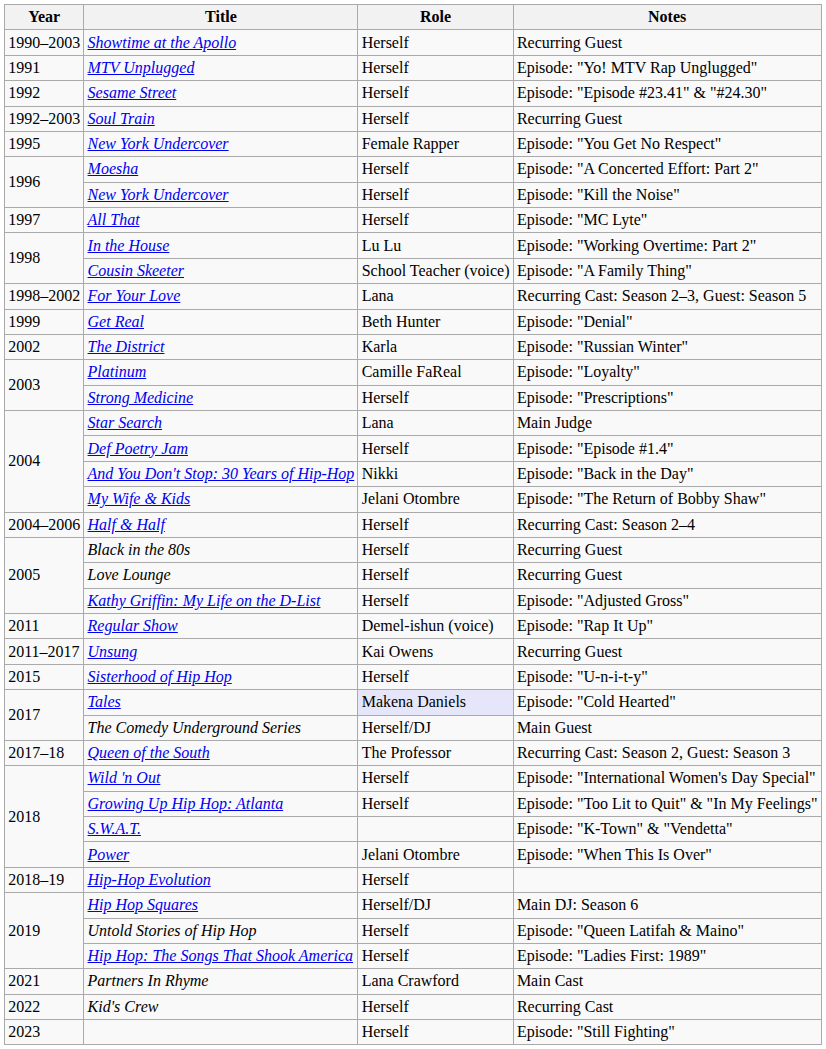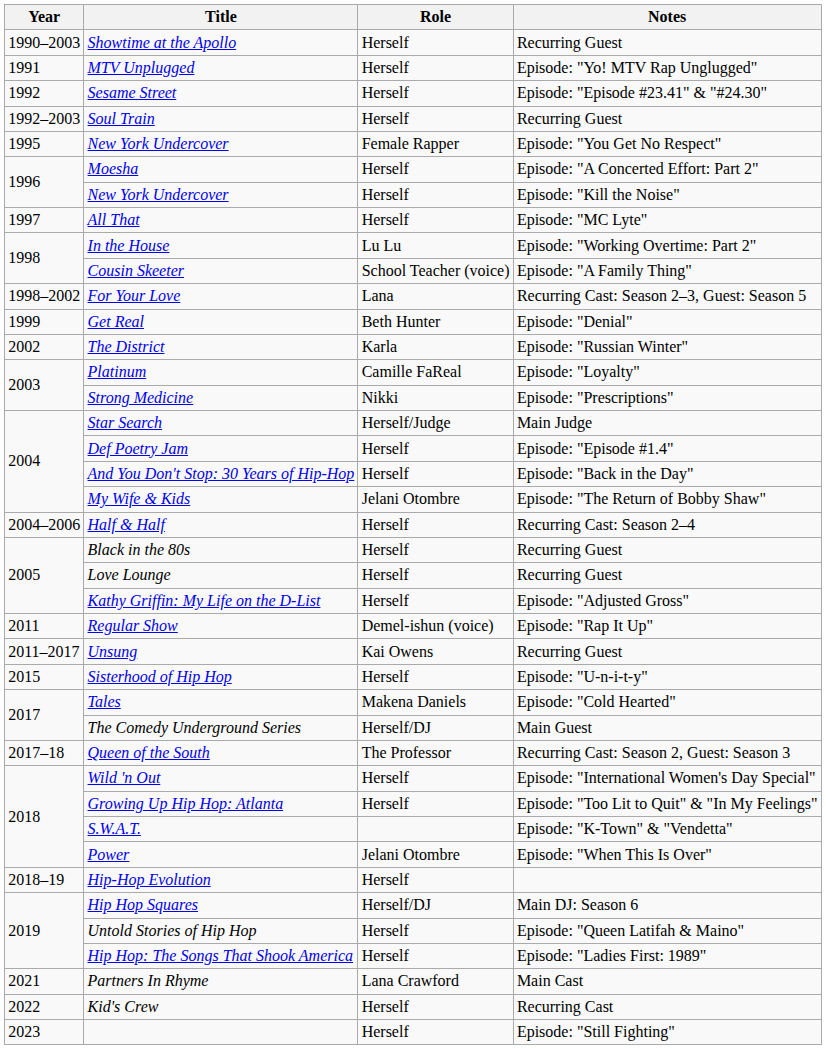(385, 397) Herself -> (380, 397) Nikki
(378, 423) Lana -> (406, 423) Herself/Judge
(380, 473) Nikki -> (385, 473) Herself
(414, 702) lavender background -> (414, 702) no background
